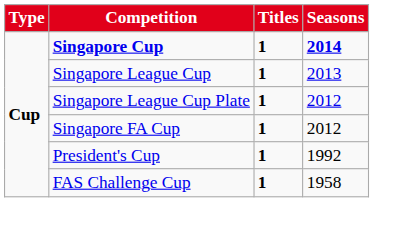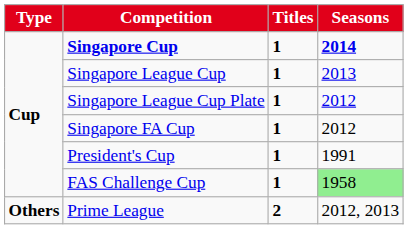(324, 155) 1992 -> (339, 155) 1991
(324, 182) no background -> (339, 182) lightgreen background
+ row: (116, 210)
